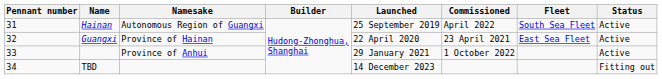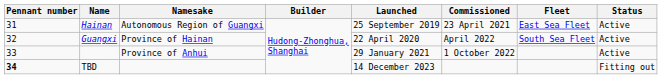(469, 25) April 2022 -> (477, 25) 23 April 2021
(557, 25) South Sea Fleet -> (555, 25) East Sea Fleet
(477, 39) 23 April 2021 -> (469, 39) April 2022
(555, 39) East Sea Fleet -> (557, 39) South Sea Fleet
(11, 67) normal -> (11, 67) bold
